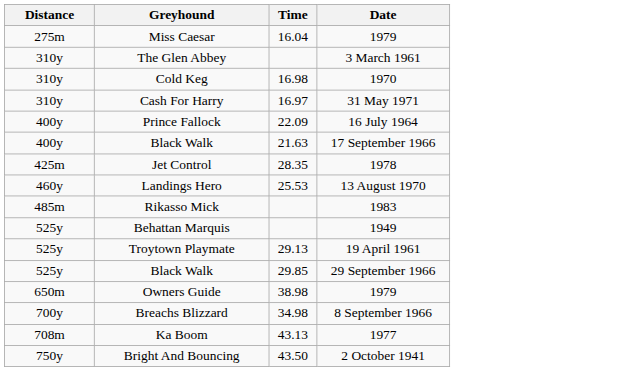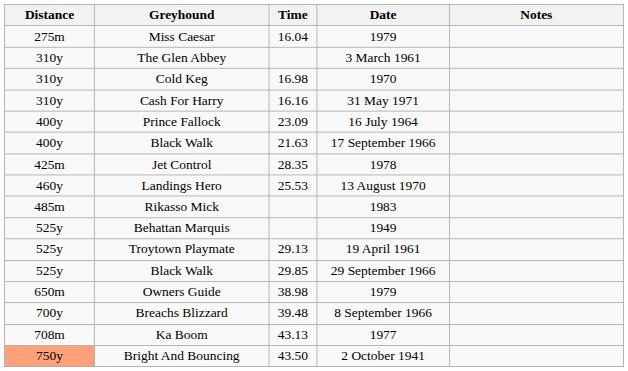+ column: (536, 15)
(293, 100) 16.97 -> (293, 100) 16.16
(293, 121) 22.09 -> (293, 121) 23.09
(293, 313) 34.98 -> (293, 313) 39.48
(50, 356) no background -> (50, 356) lightsalmon background
